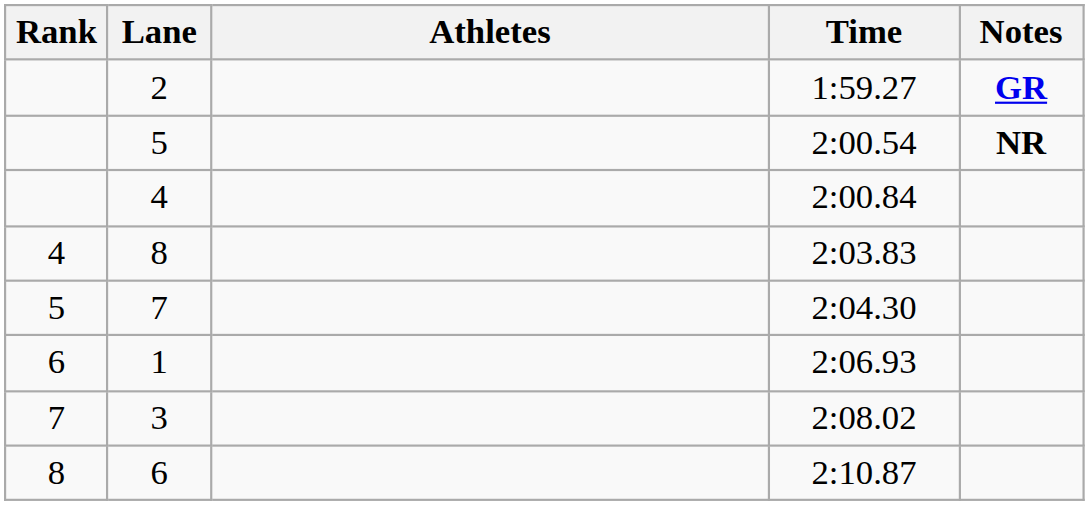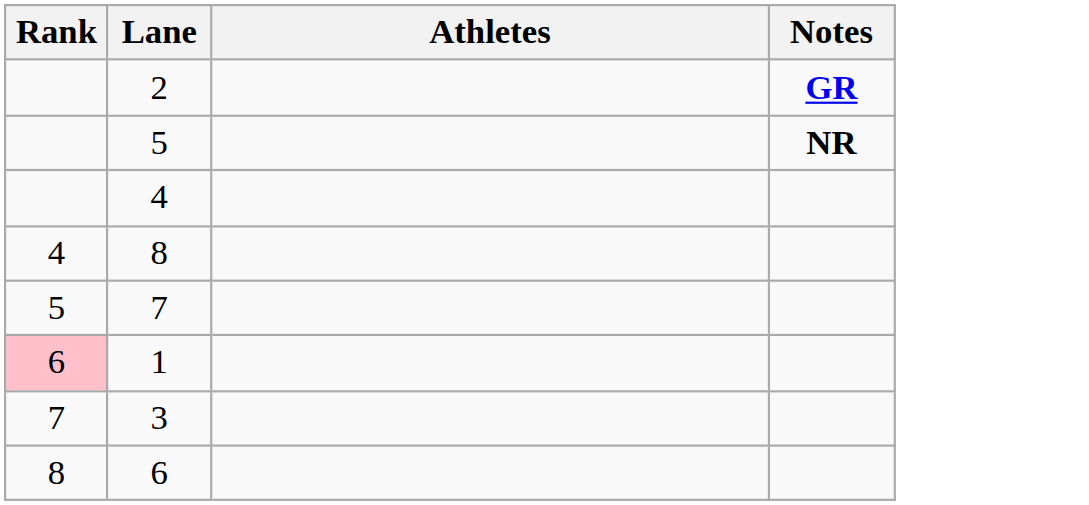- column: (864, 32)
(56, 362) no background -> (56, 362) pink background
